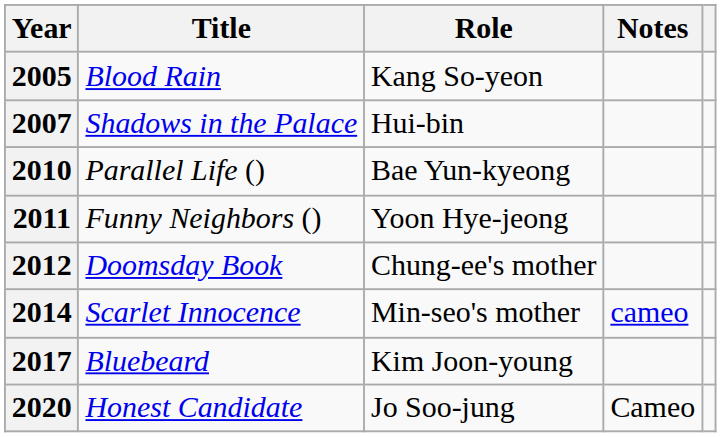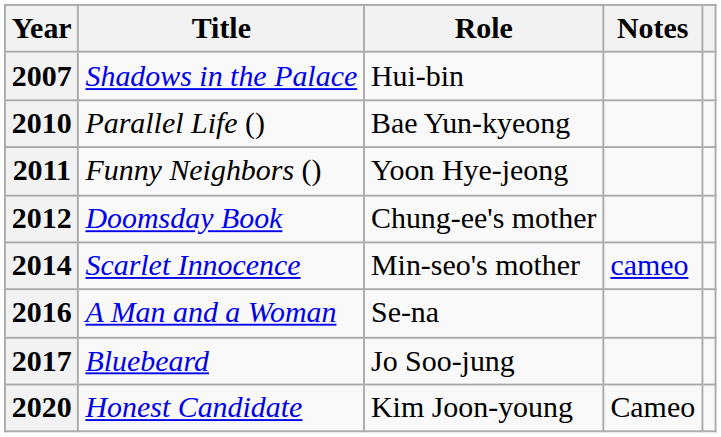- row: (42, 75)
+ row: (42, 312)
(472, 360) Kim Joon-young -> (443, 360) Jo Soo-jung
(443, 407) Jo Soo-jung -> (472, 407) Kim Joon-young
